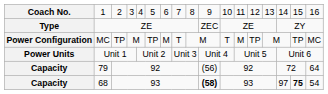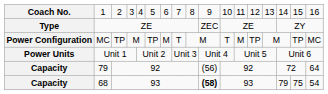(283, 82) 97 -> (283, 82) 79
(298, 82) bold -> (298, 82) normal
